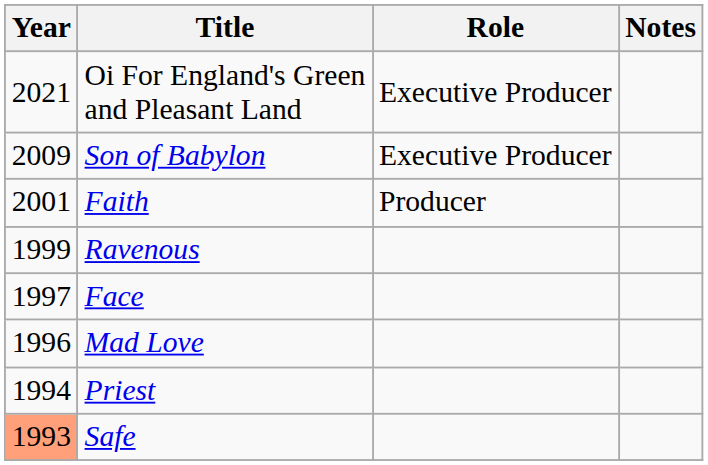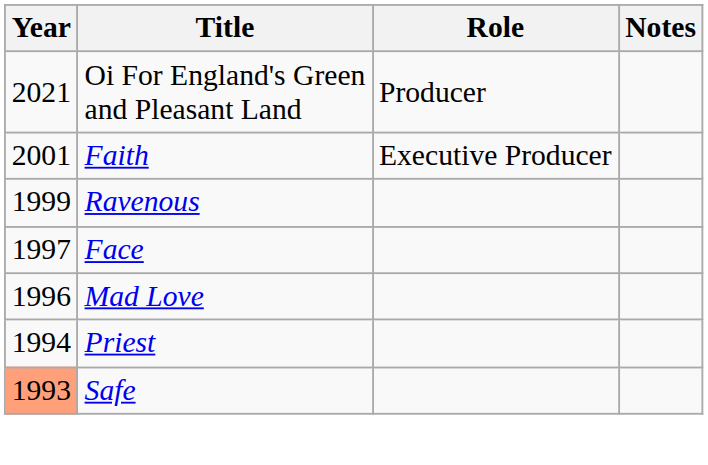(495, 91) Executive Producer -> (432, 91) Producer
- row: (175, 155)
(432, 202) Producer -> (495, 155) Executive Producer
